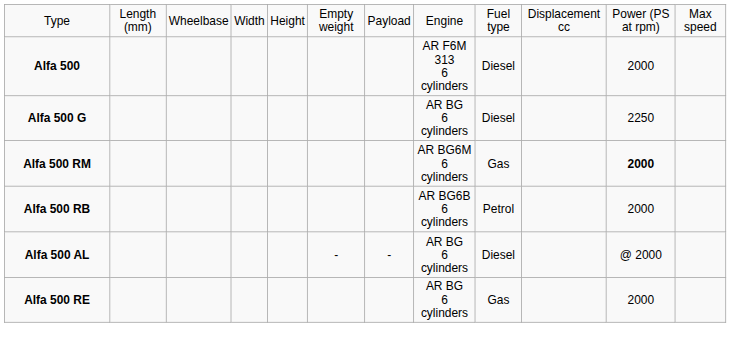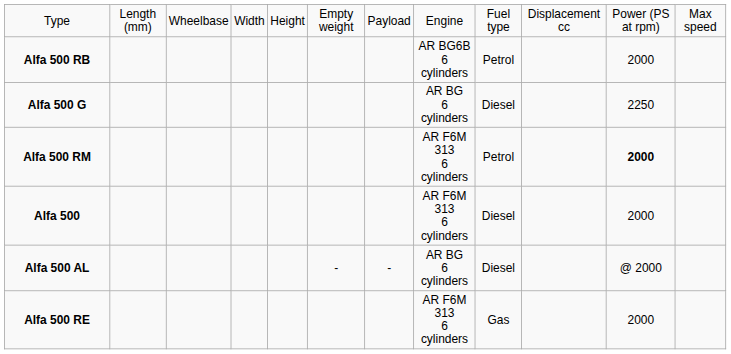rows swapped: (57, 66) <-> (57, 209)
(444, 164) AR BG6M 6 cylinders -> (444, 157) AR F6M 313 6 cylinders
(498, 164) Gas -> (498, 157) Petrol
(444, 300) AR BG 6 cylinders -> (444, 320) AR F6M 313 6 cylinders
